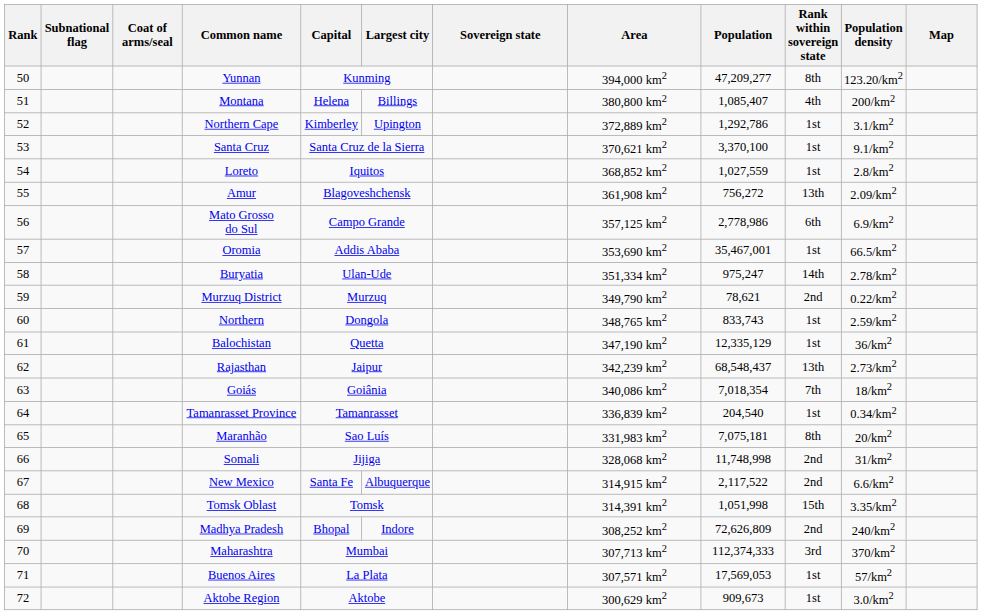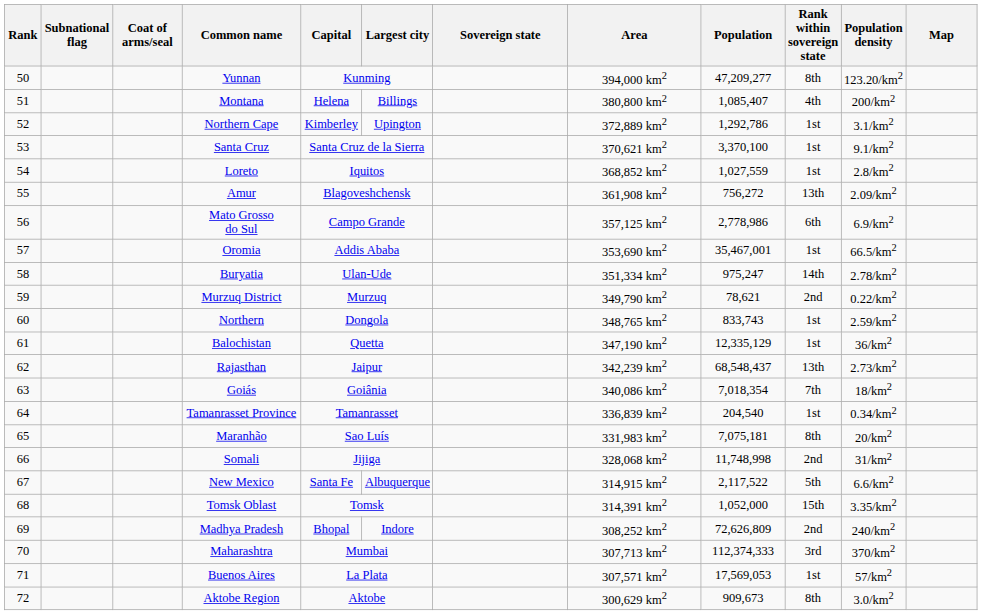(813, 482) 2nd -> (813, 482) 5th
(743, 505) 1,051,998 -> (743, 505) 1,052,000
(813, 598) 1st -> (813, 598) 8th
